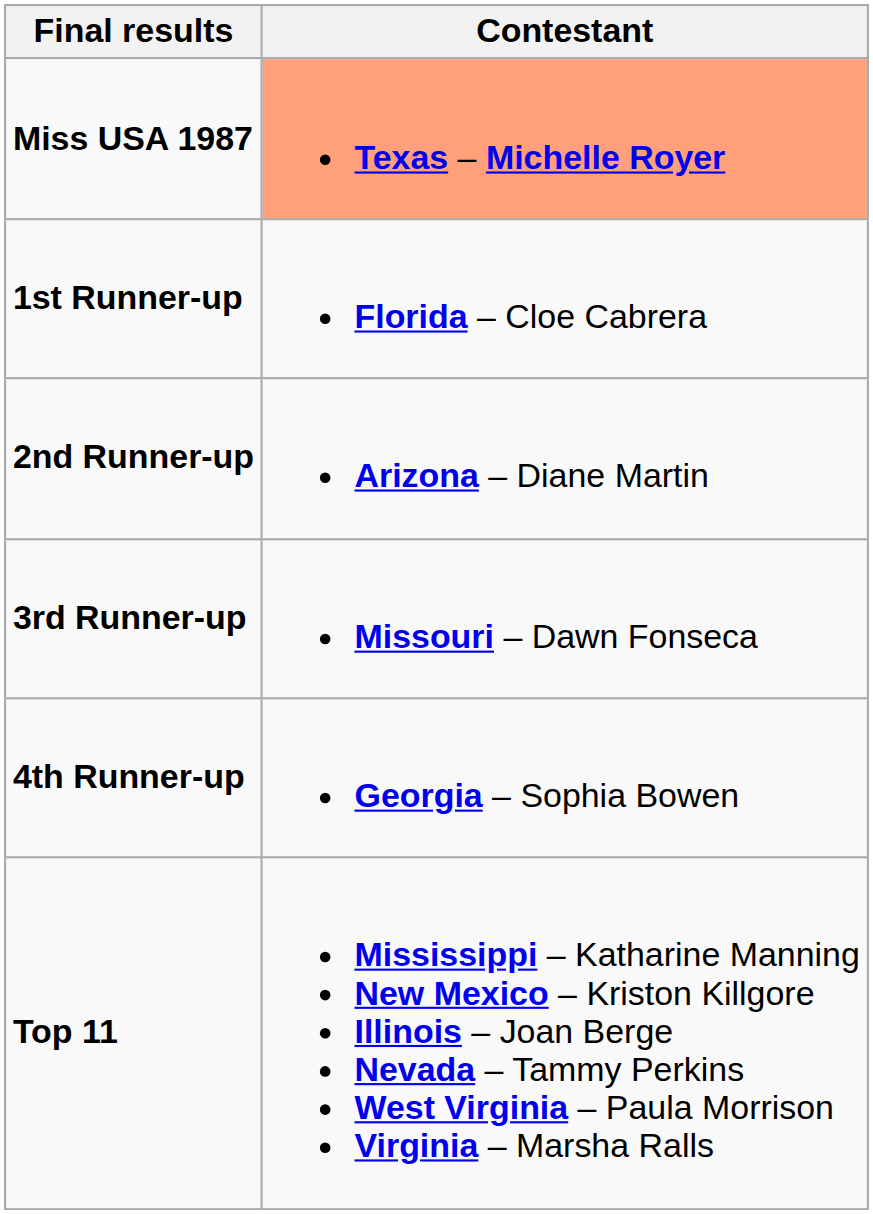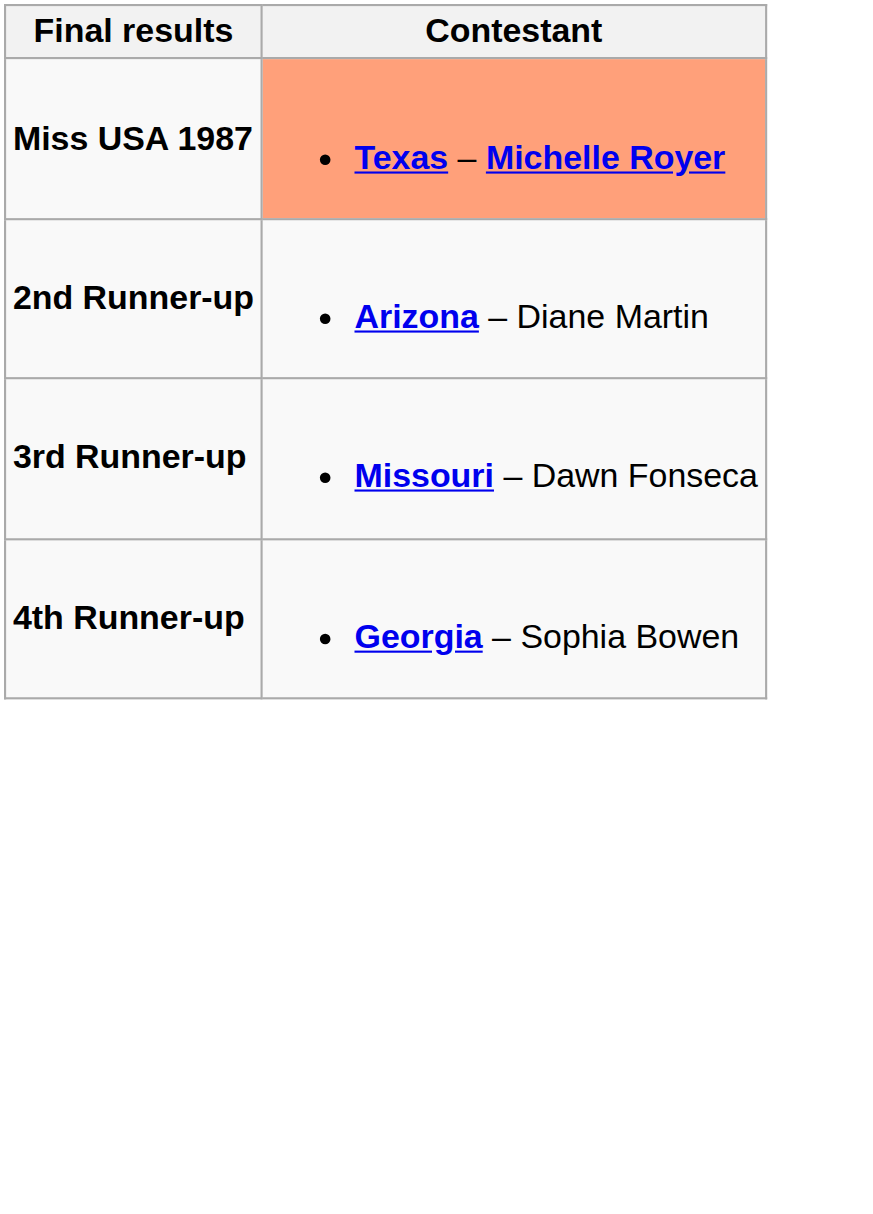- row: (128, 297)
- row: (65, 1032)
